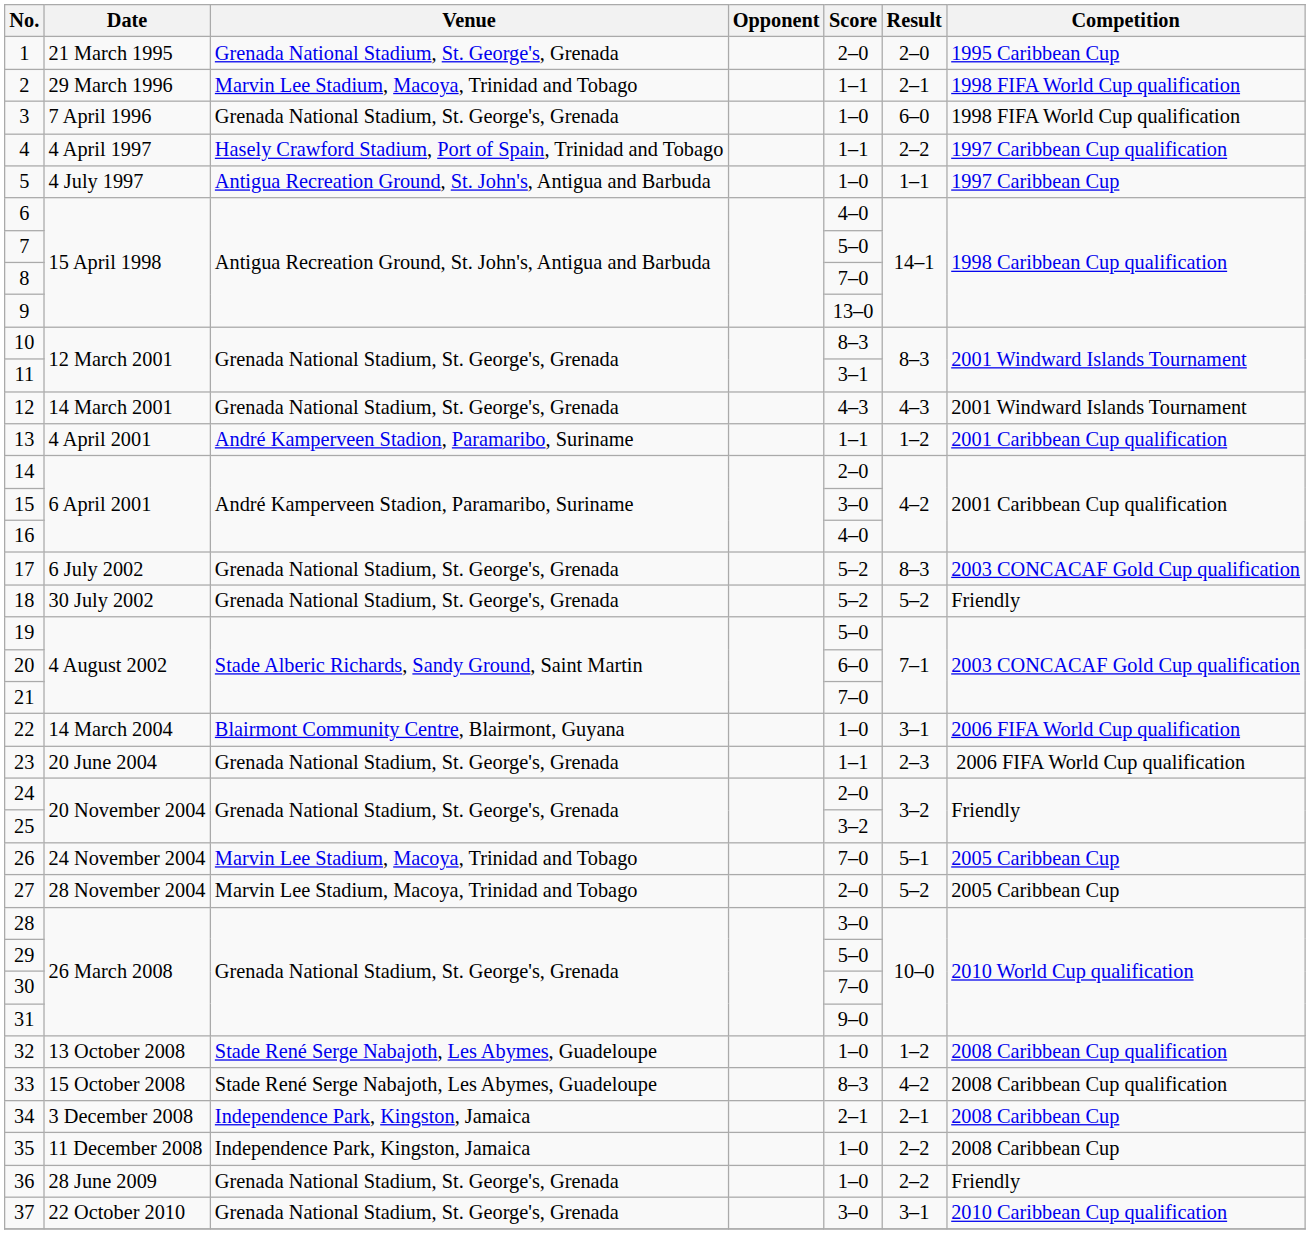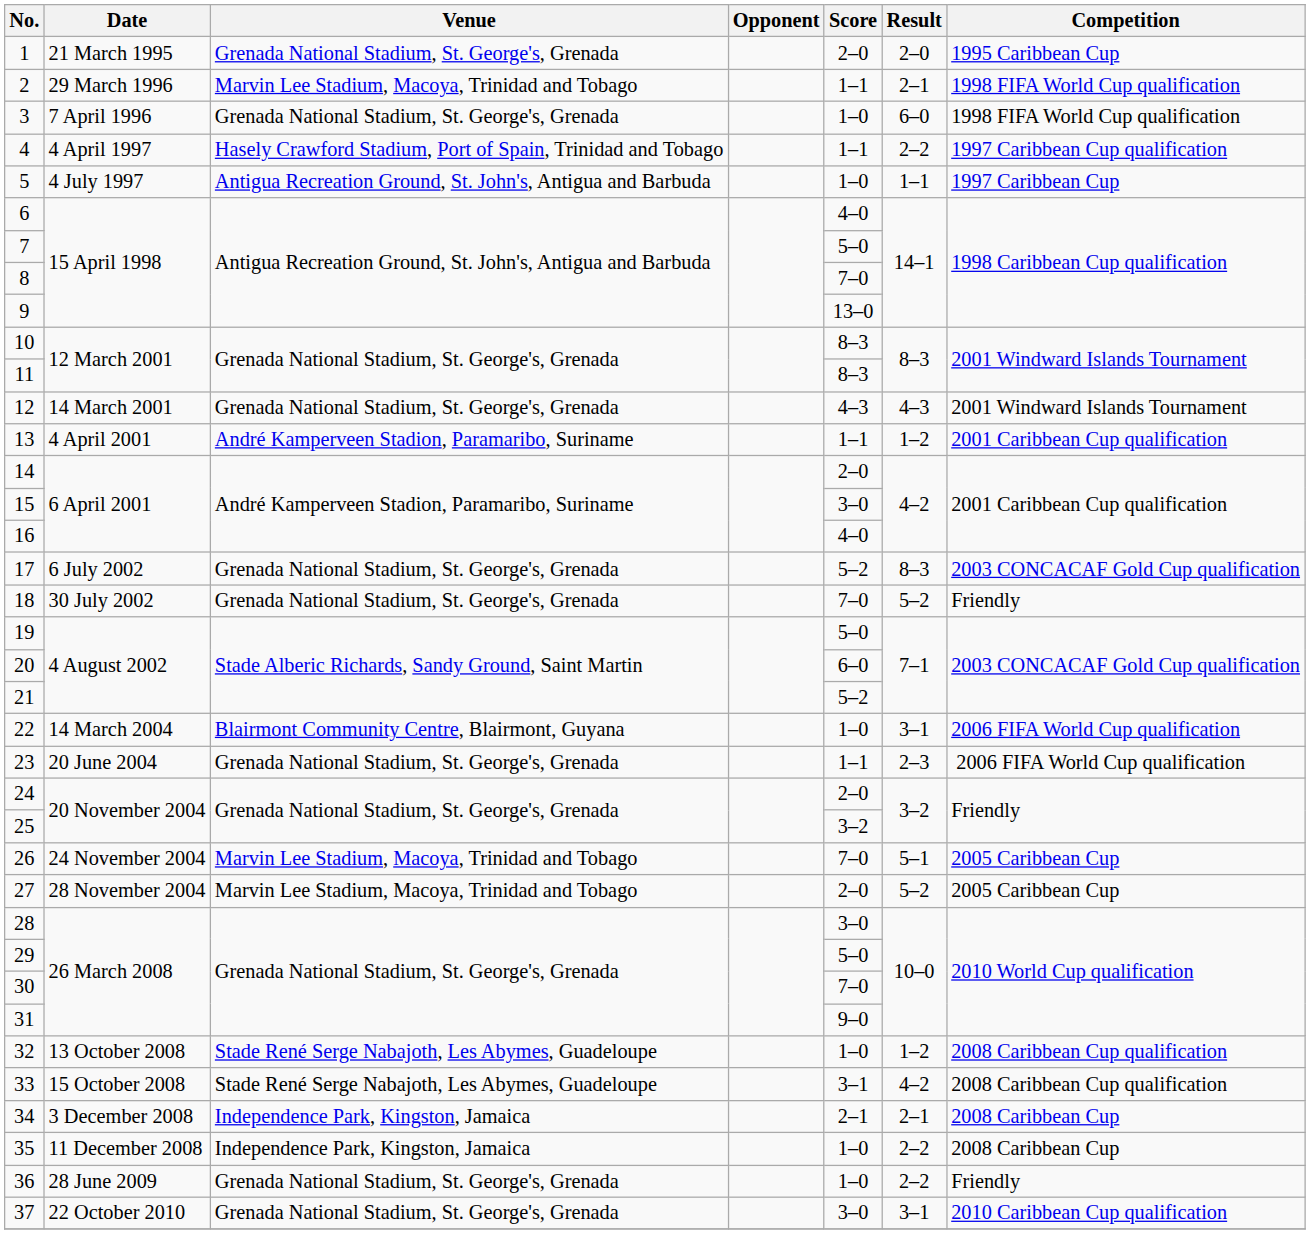(853, 375) 3–1 -> (853, 375) 8–3
(853, 600) 5–2 -> (853, 600) 7–0
(853, 697) 7–0 -> (853, 697) 5–2
(853, 1084) 8–3 -> (853, 1084) 3–1
